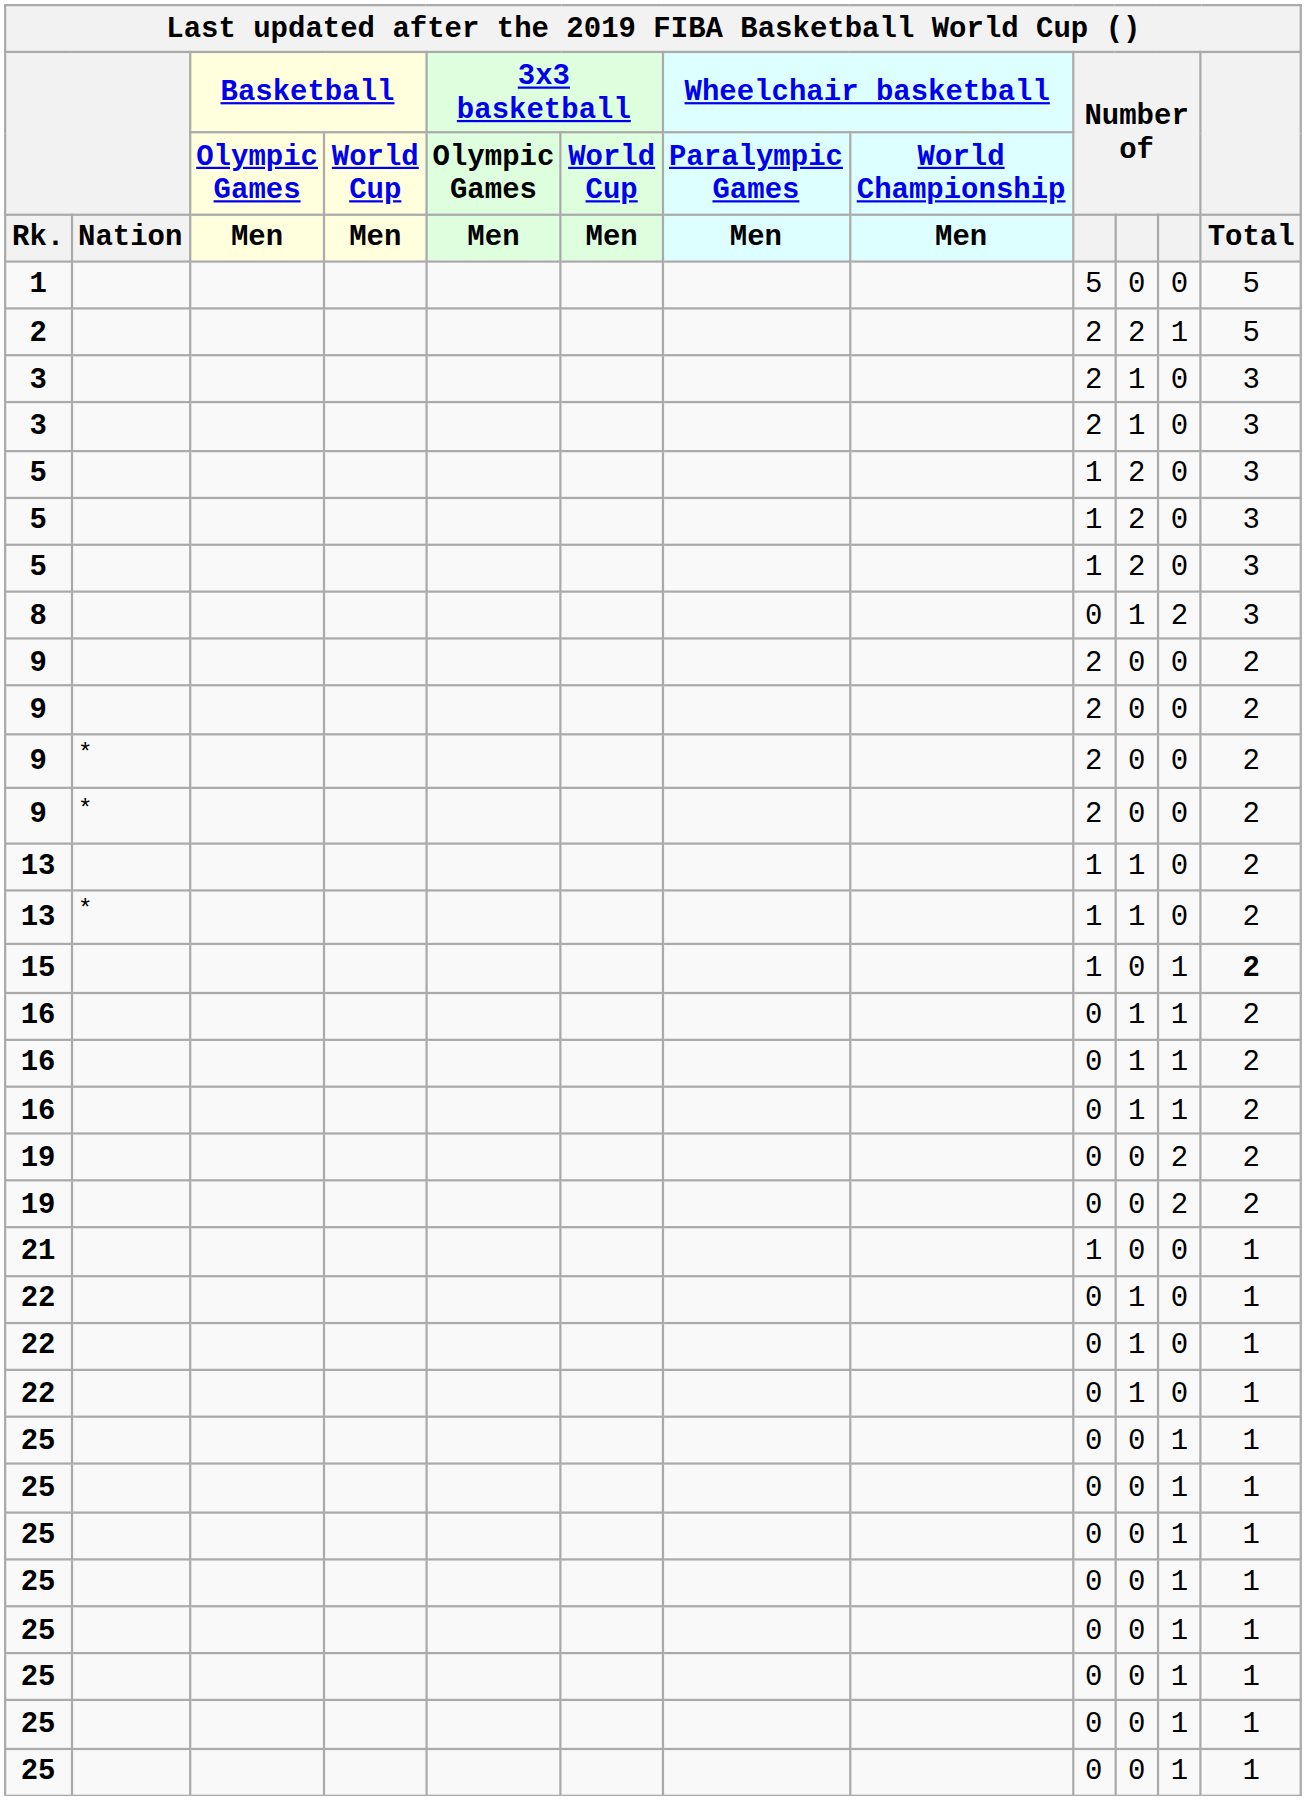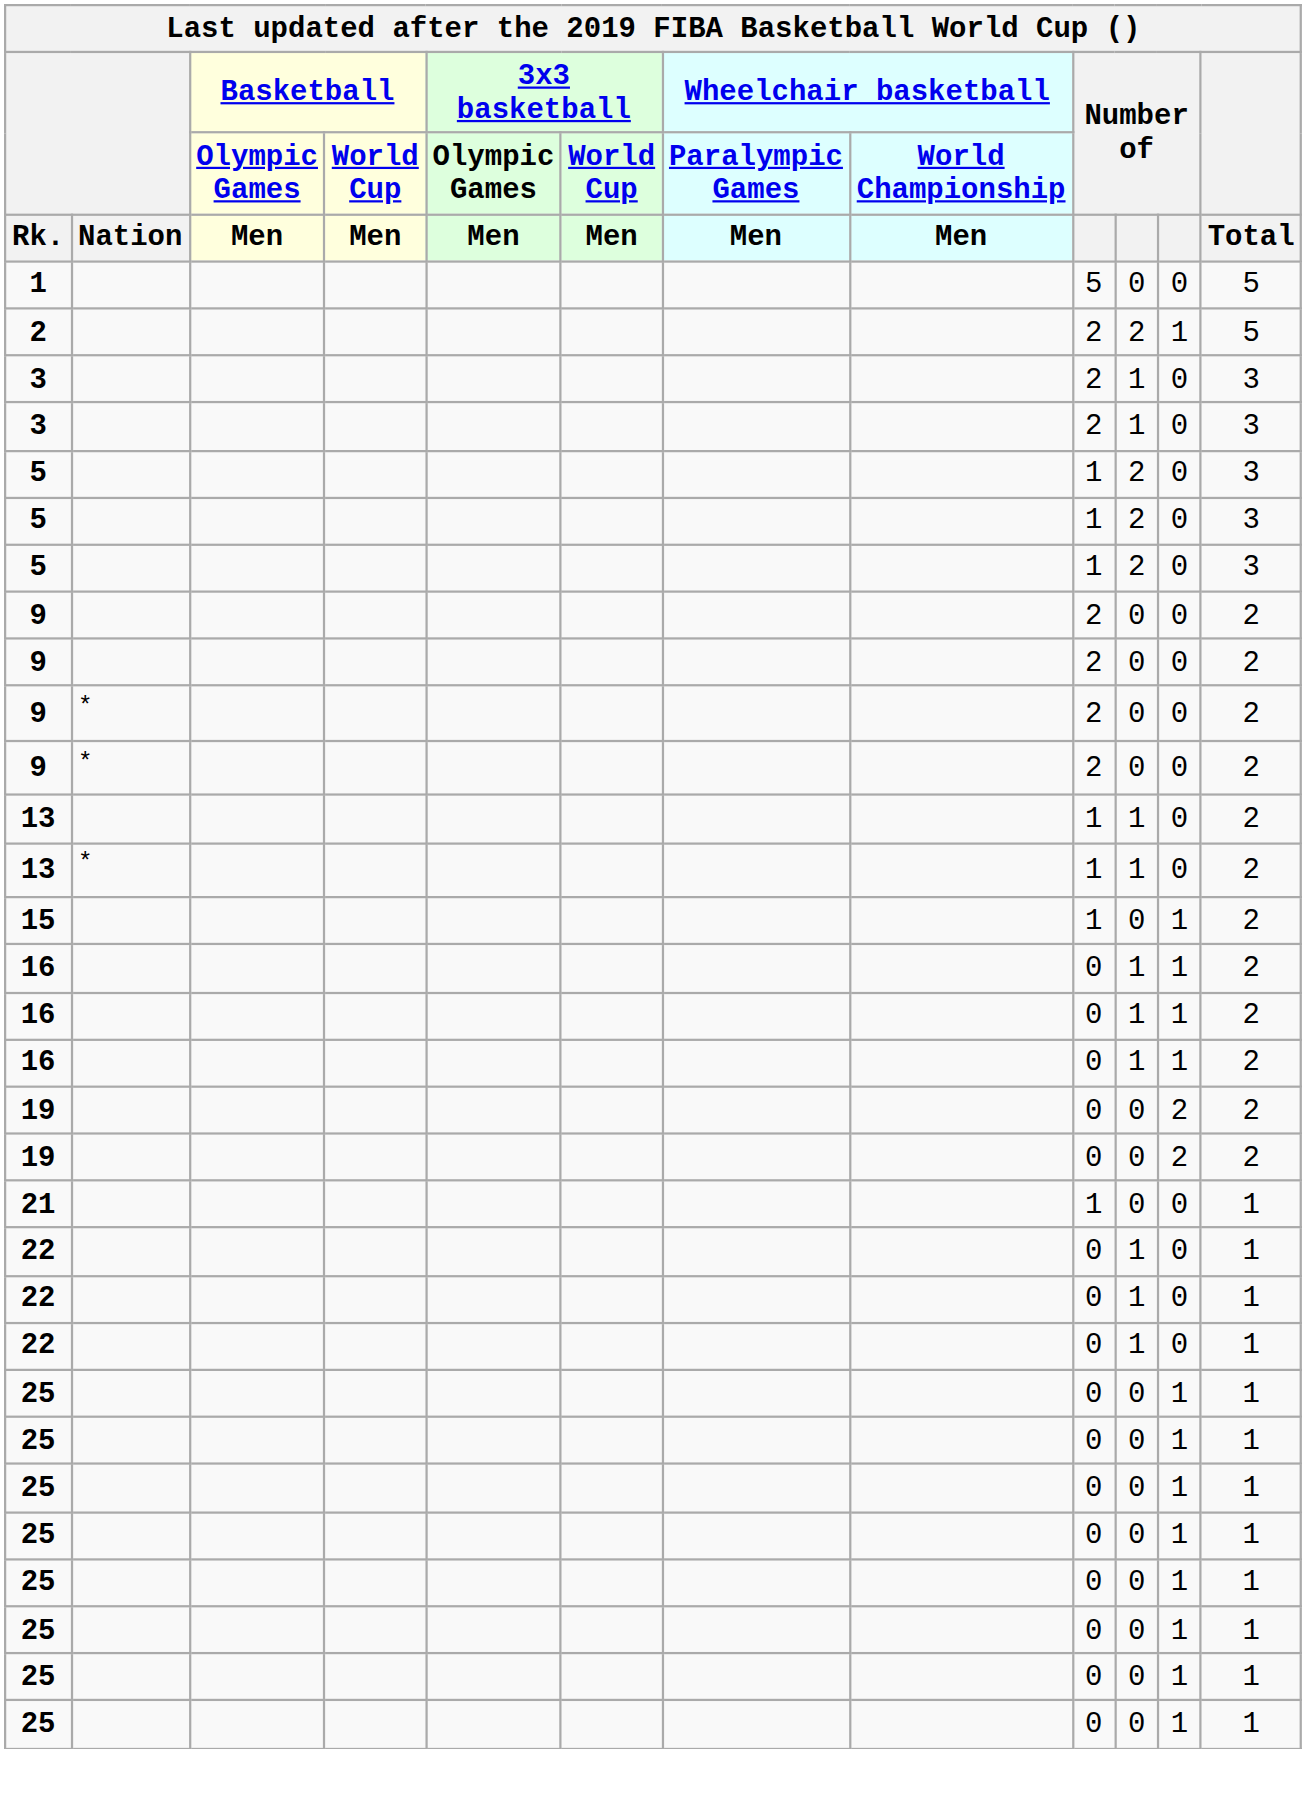- row: (38, 615)
(1251, 968) bold -> (1251, 921) normal
